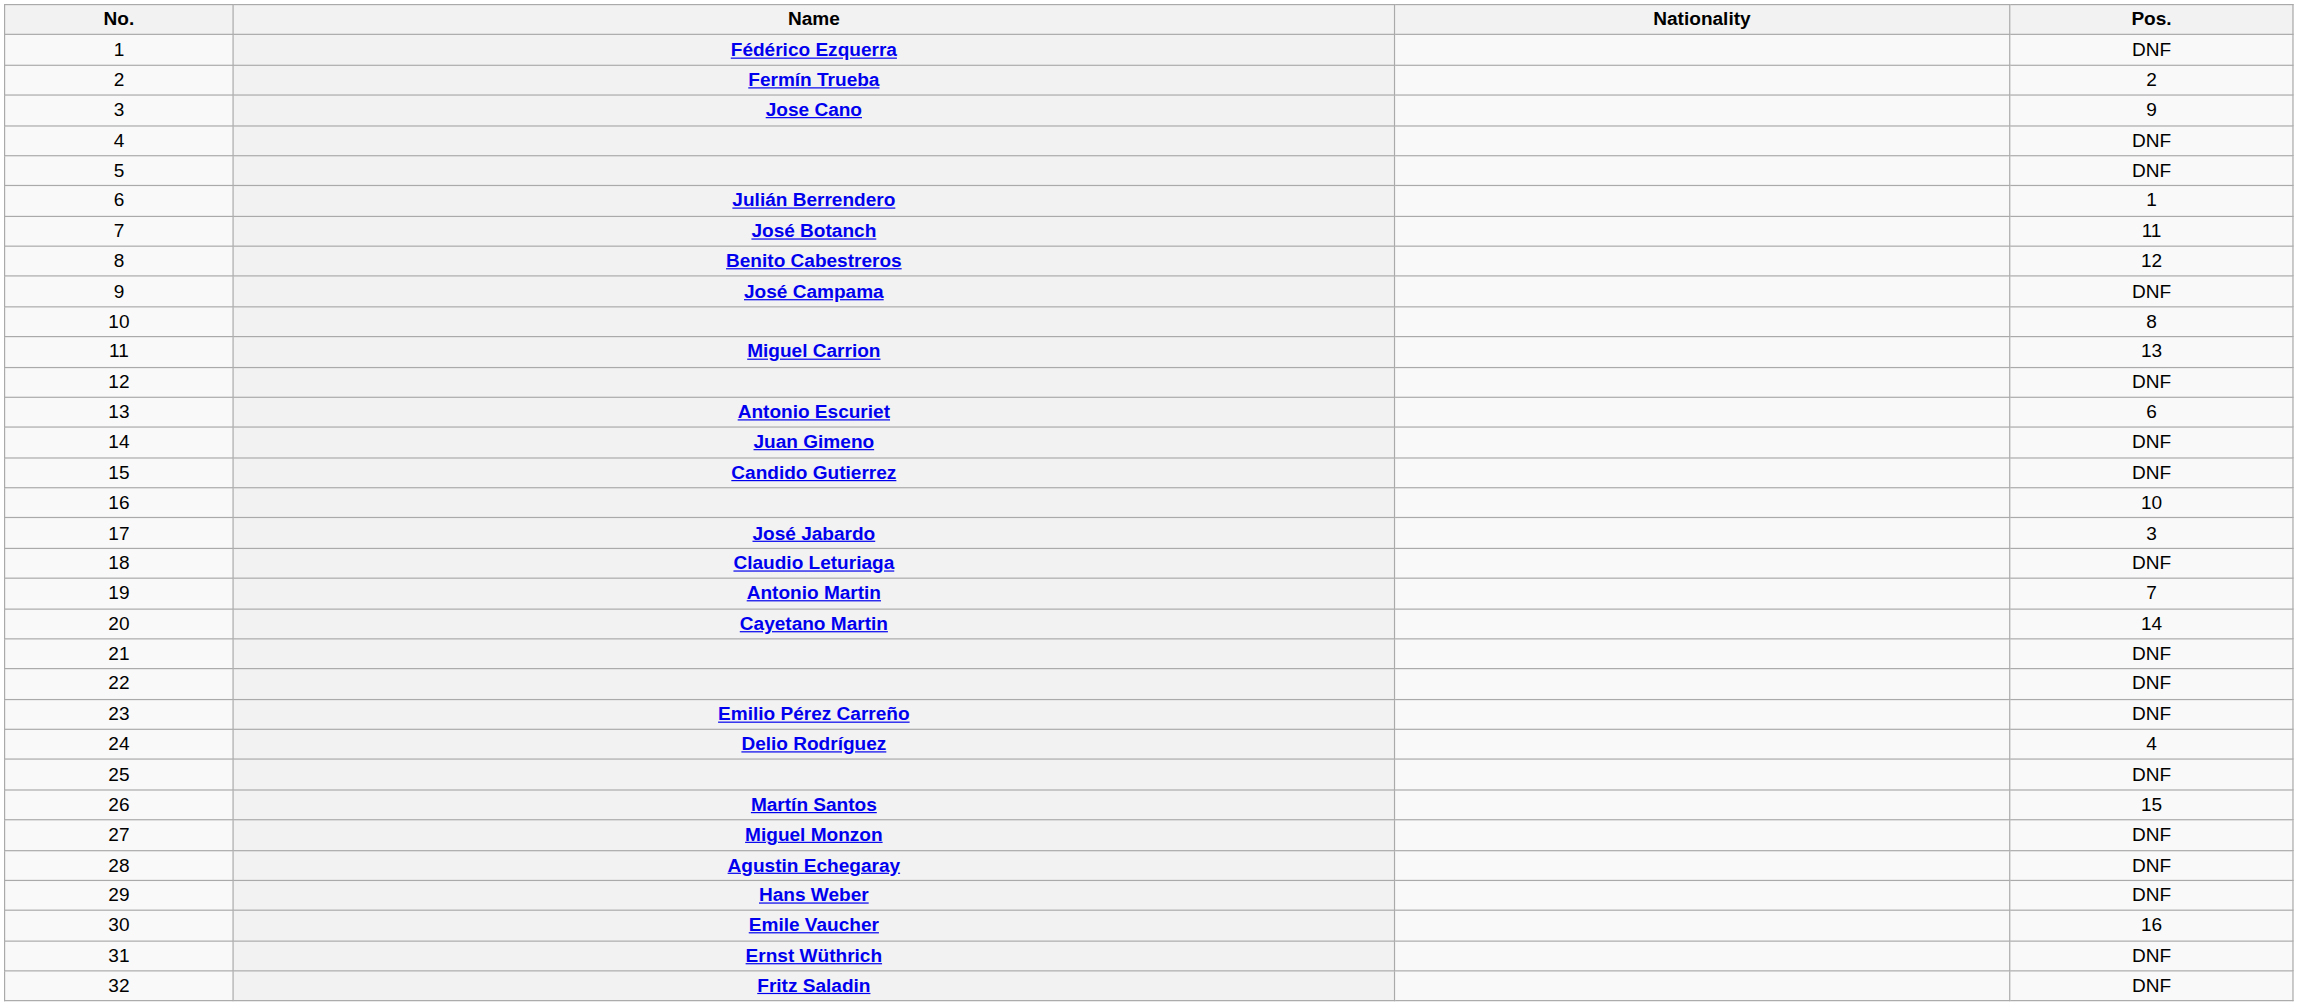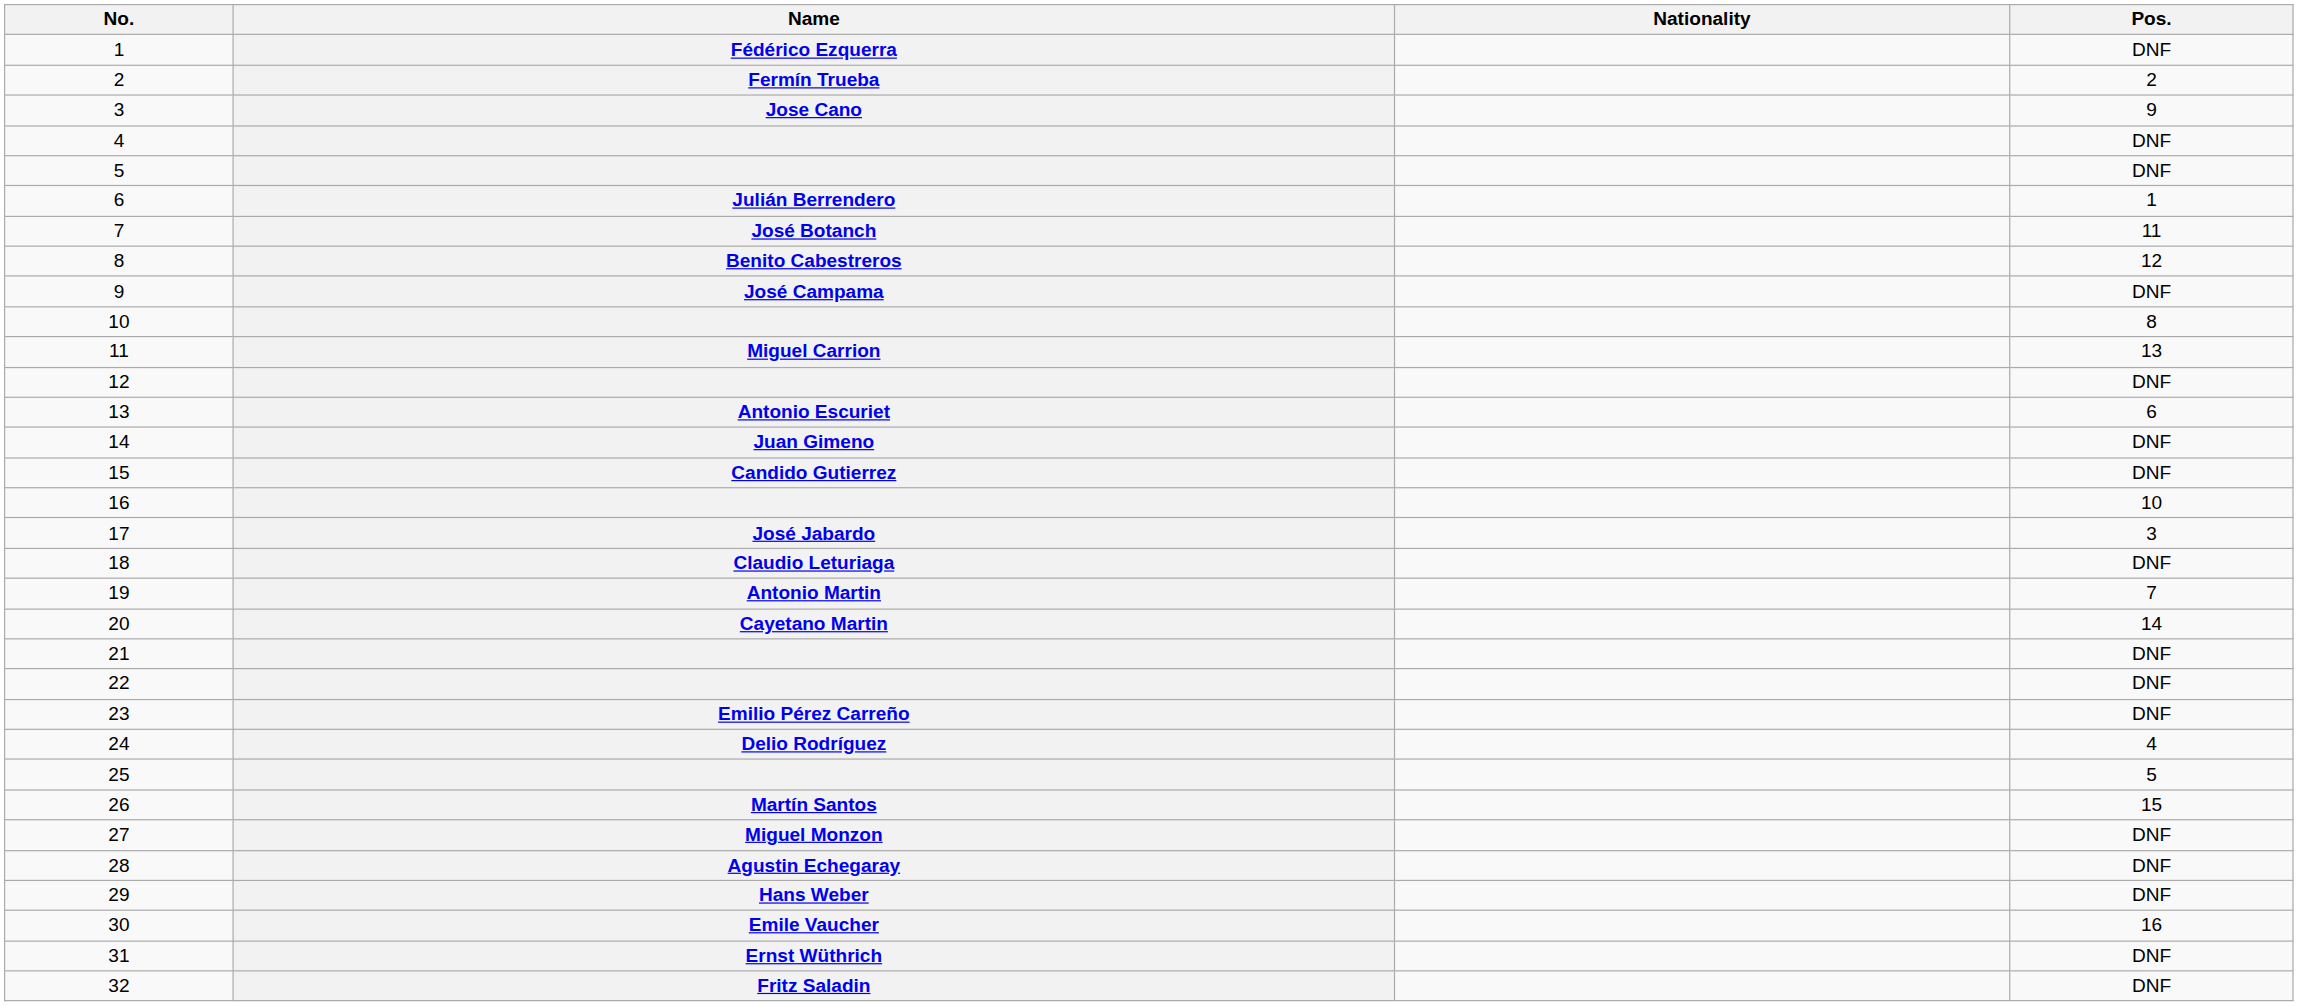(2152, 774) DNF -> (2152, 774) 5
